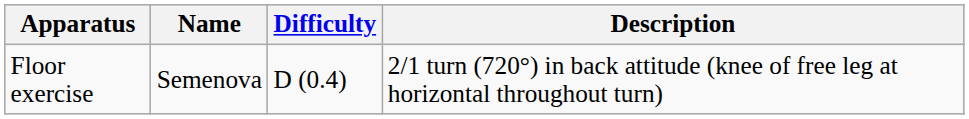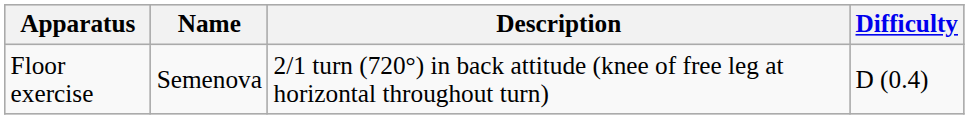columns swapped: (673, 24) <-> (325, 24)
